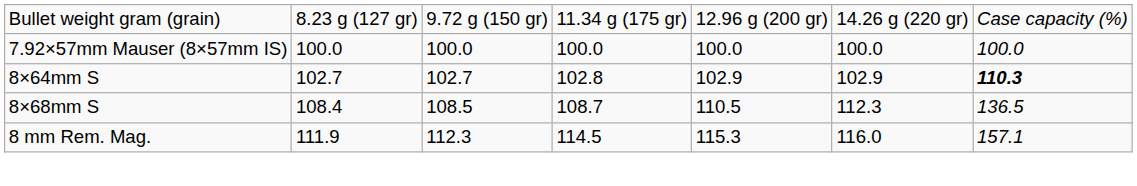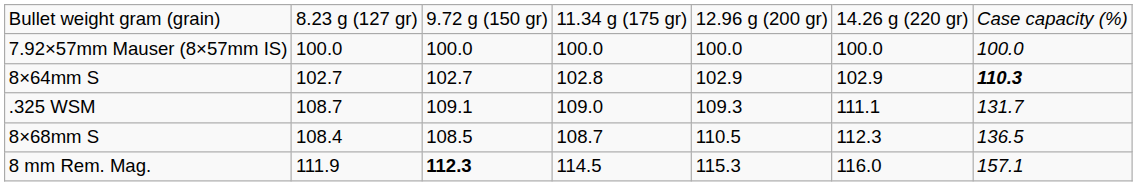+ row: (52, 107)
(449, 136) normal -> (449, 166) bold
